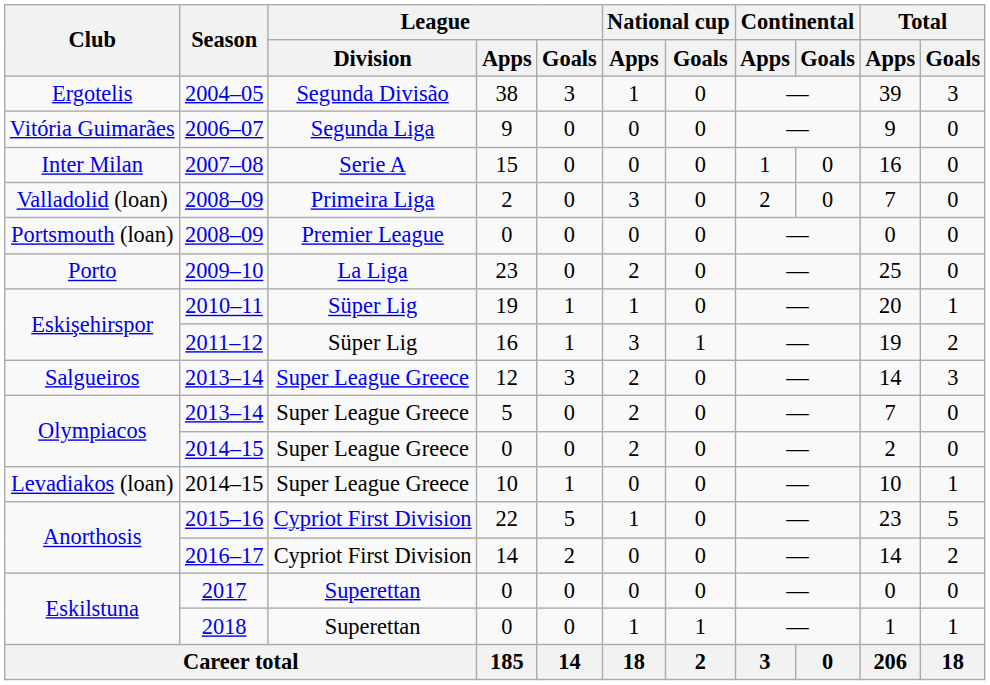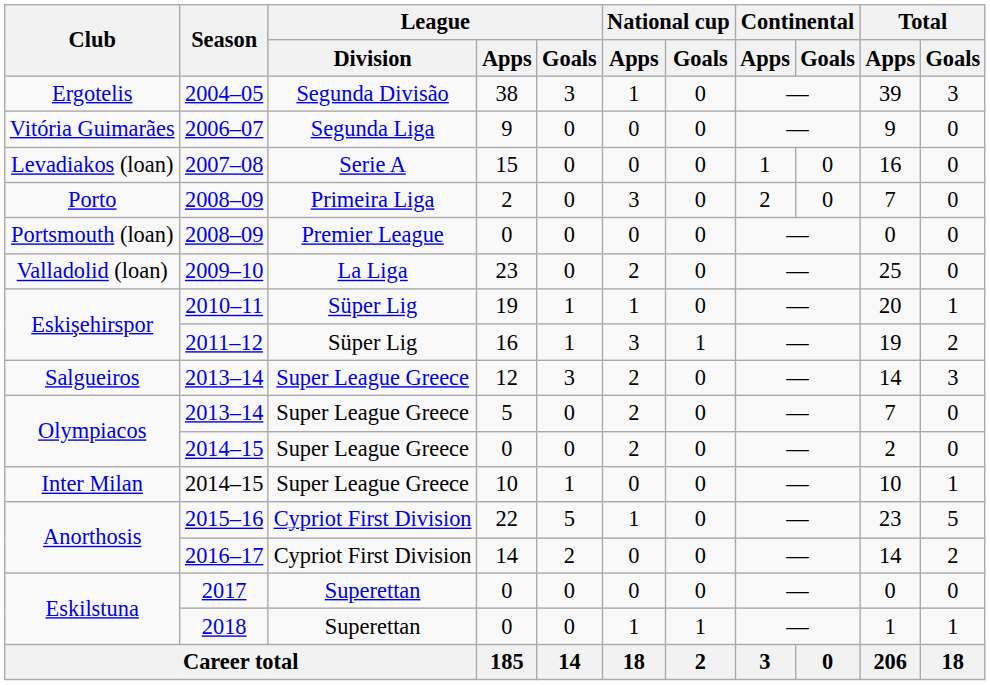(92, 164) Inter Milan -> (92, 164) Levadiakos (loan)
(92, 199) Valladolid (loan) -> (92, 199) Porto
(92, 270) Porto -> (92, 270) Valladolid (loan)
(92, 484) Levadiakos (loan) -> (92, 484) Inter Milan
